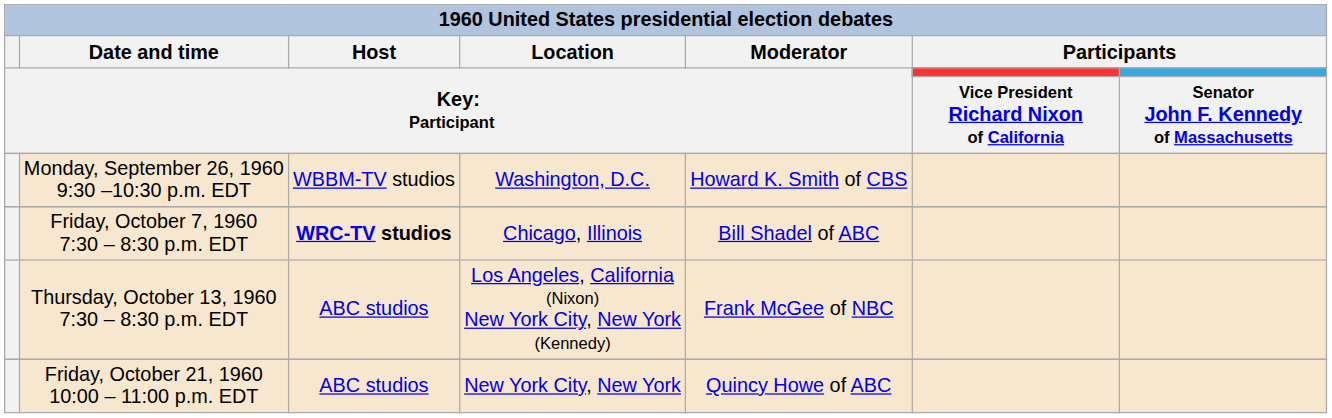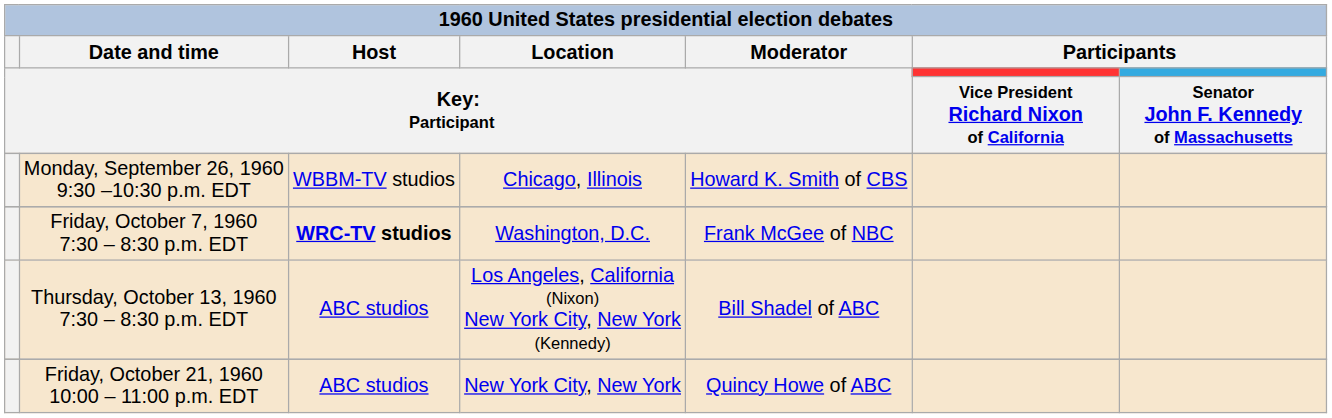(573, 179) Washington, D.C. -> (573, 179) Chicago, Illinois
(573, 233) Chicago, Illinois -> (573, 233) Washington, D.C.
(799, 233) Bill Shadel of ABC -> (799, 233) Frank McGee of NBC
(799, 309) Frank McGee of NBC -> (799, 309) Bill Shadel of ABC
